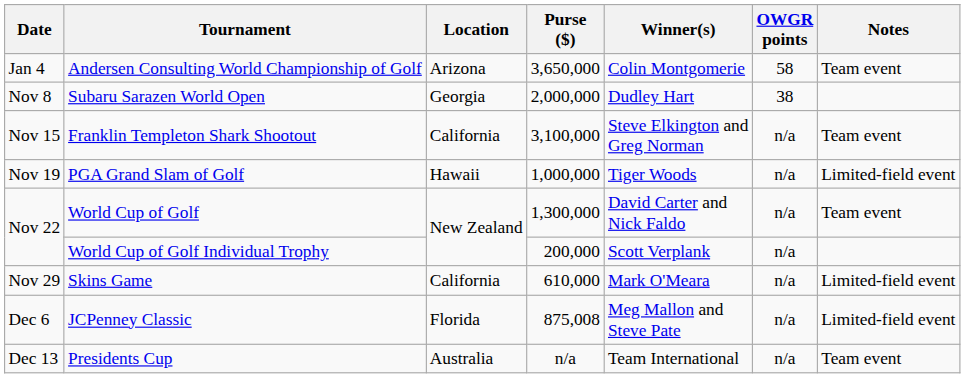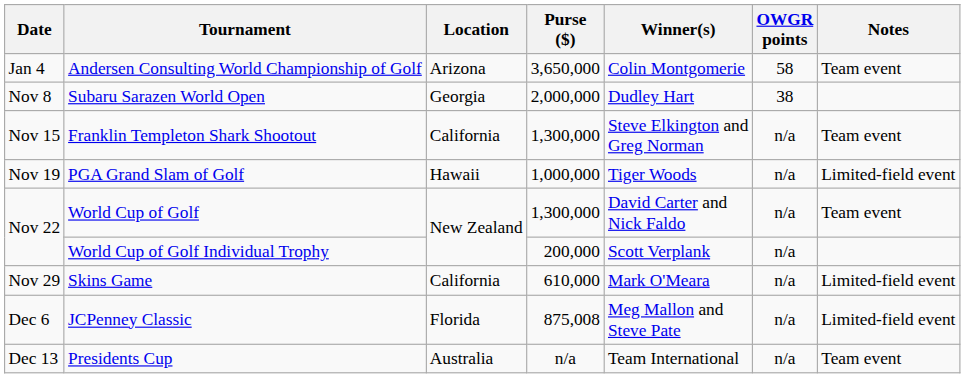(565, 135) 3,100,000 -> (565, 135) 1,300,000
